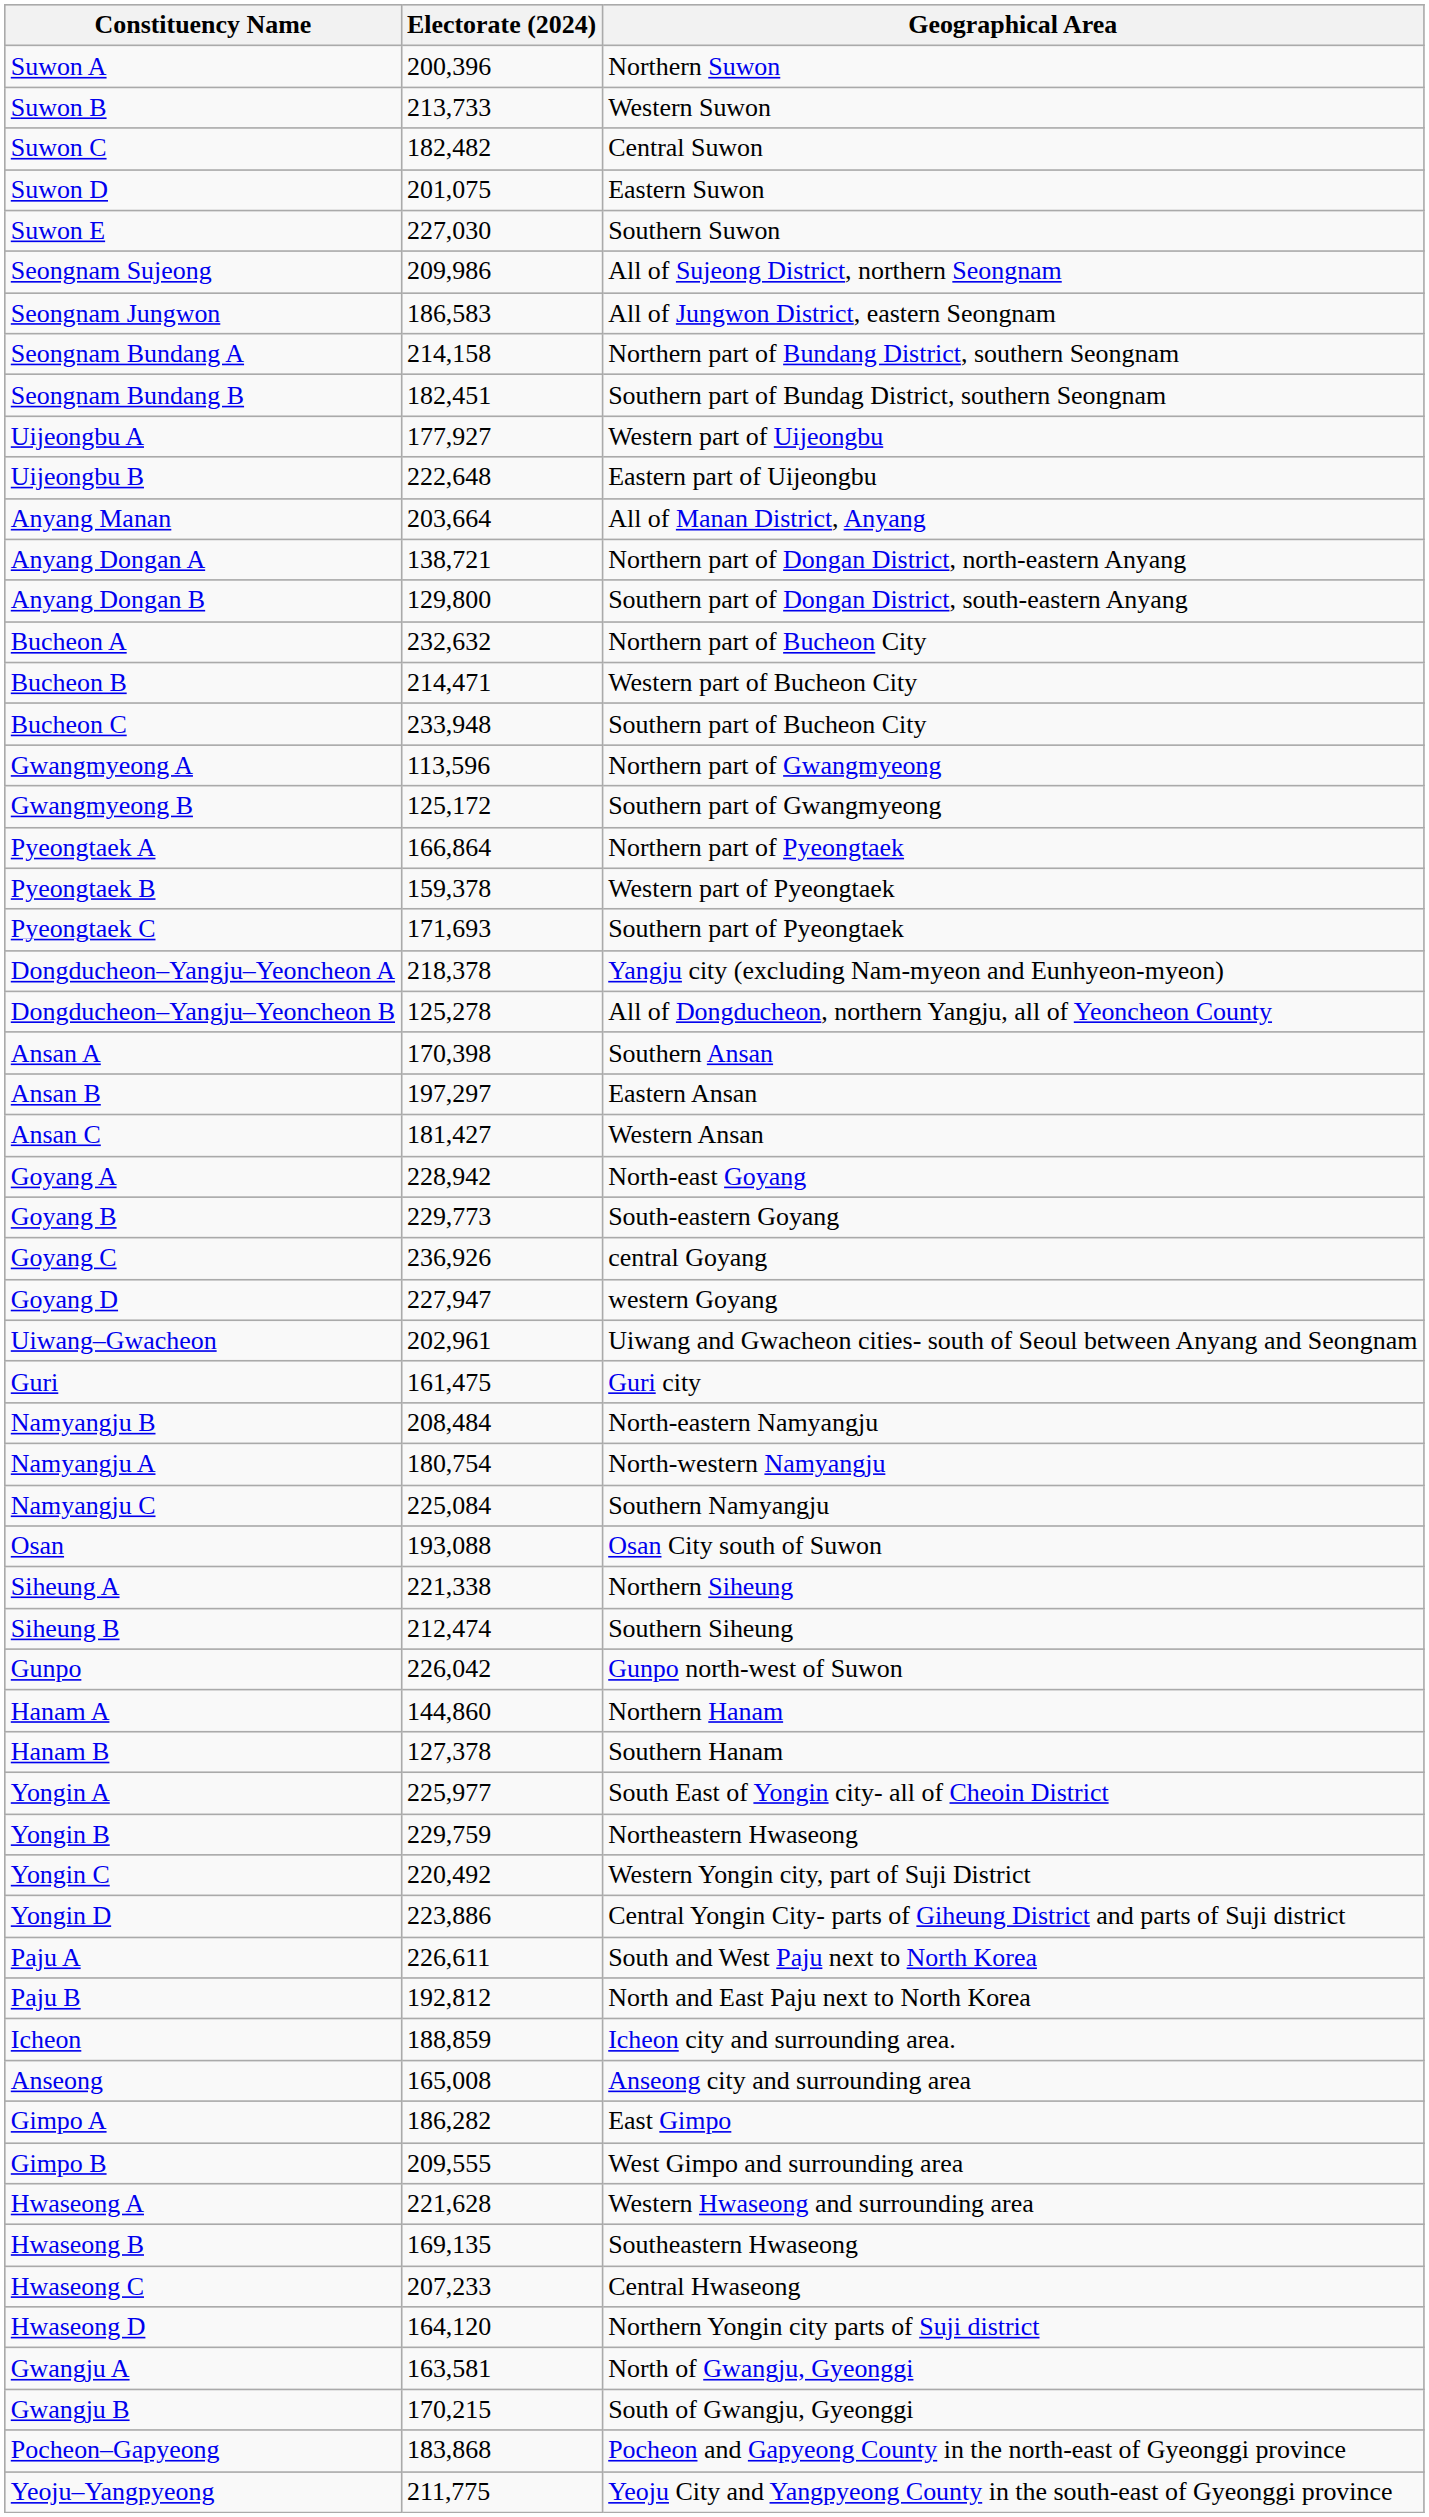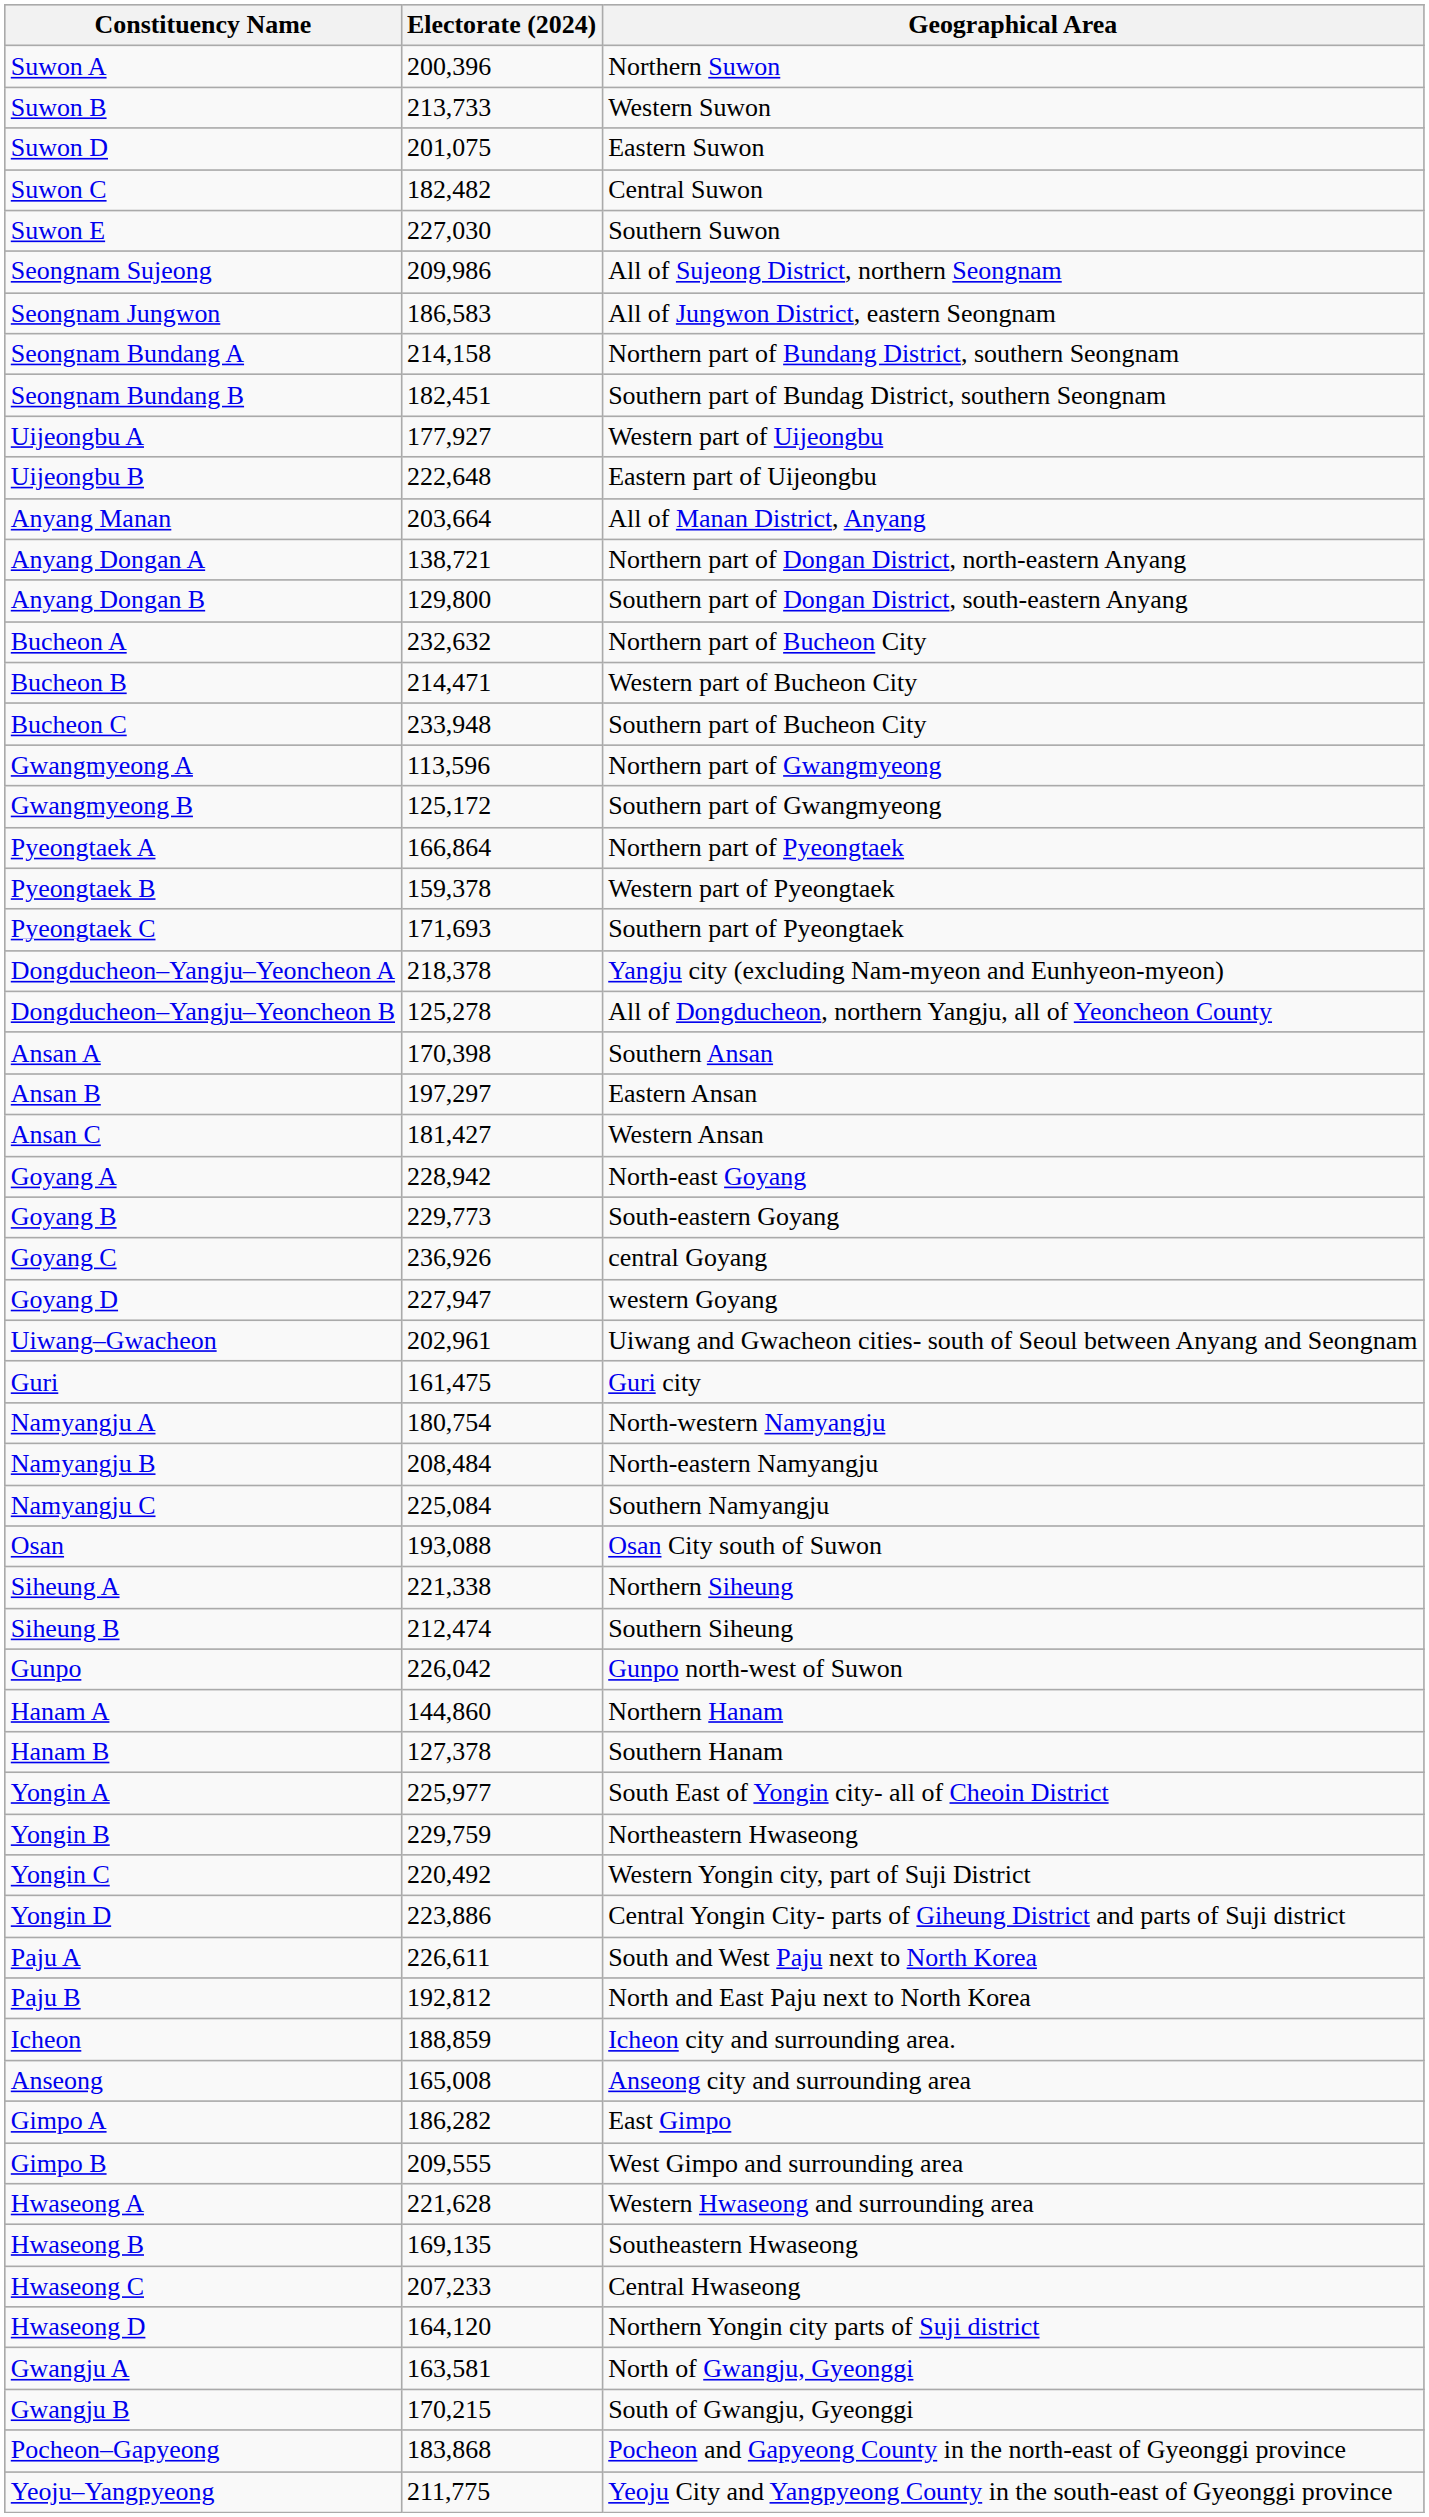rows swapped: (59, 148) <-> (59, 189)
rows swapped: (83, 1463) <-> (83, 1422)
